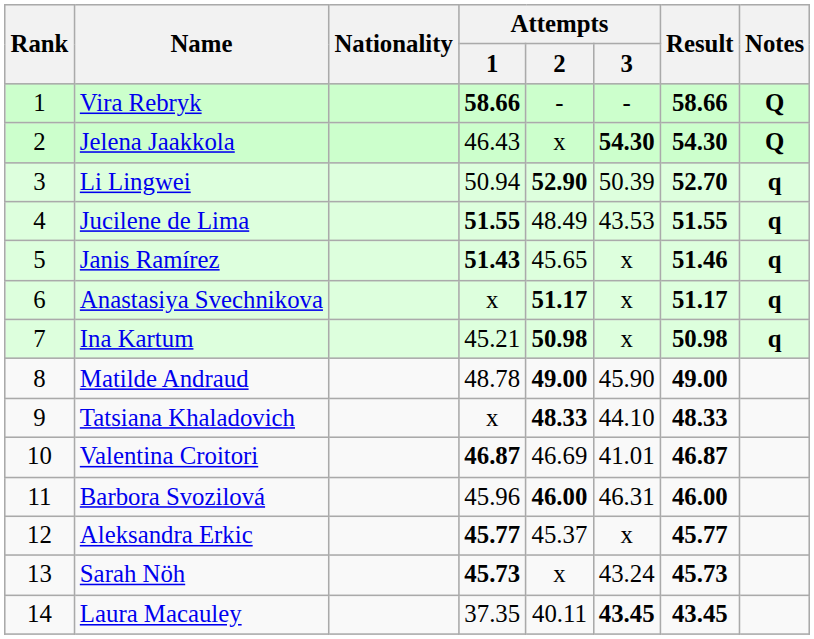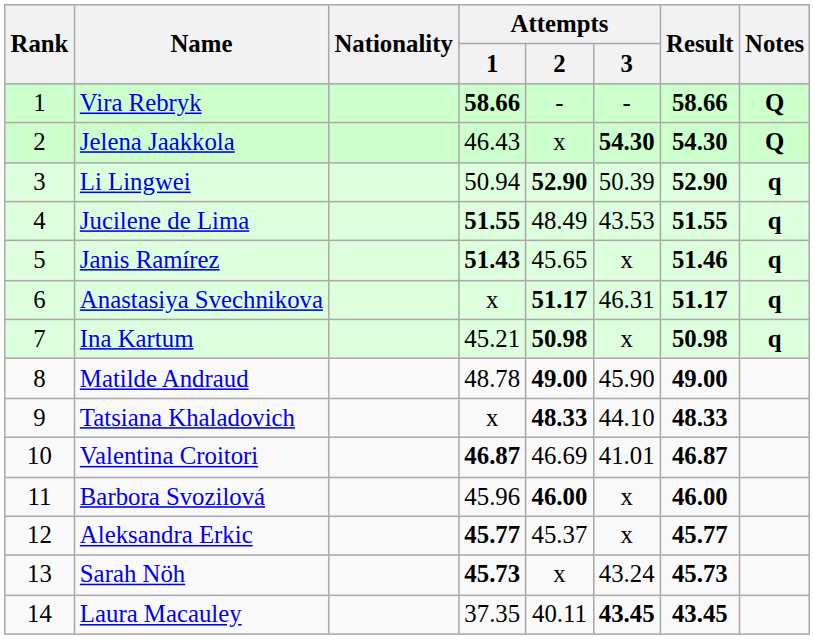(700, 181) 52.70 -> (700, 181) 52.90
(627, 299) x -> (627, 299) 46.31
(627, 496) 46.31 -> (627, 496) x
